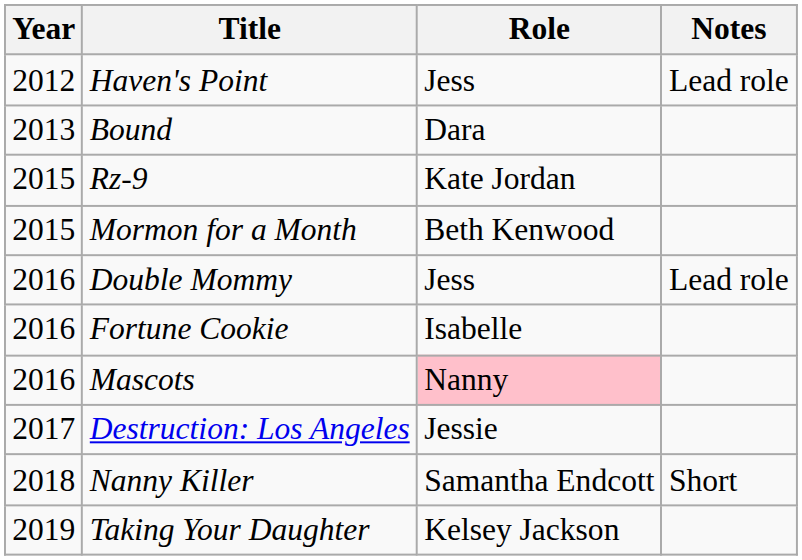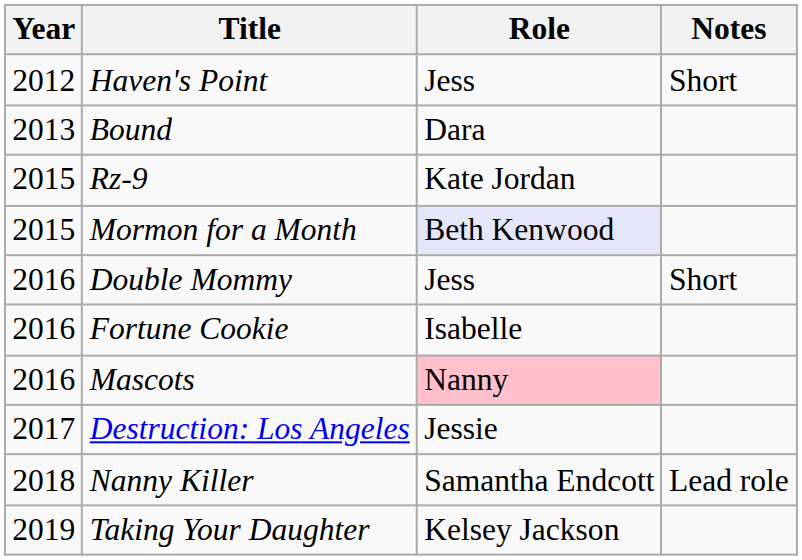(729, 79) Lead role -> (703, 79) Short
(519, 229) no background -> (519, 229) lavender background
(729, 279) Lead role -> (703, 279) Short
(703, 479) Short -> (729, 479) Lead role
